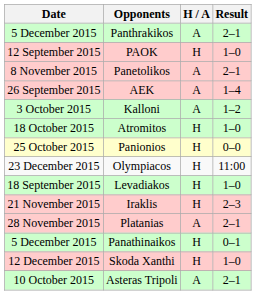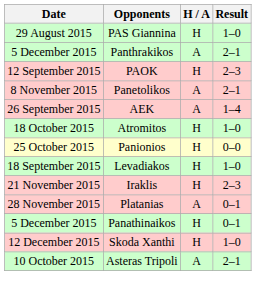+ row: (142, 33)
(232, 52) 1–0 -> (232, 71) 2–3
- row: (142, 109)
- row: (142, 166)
(232, 223) 2–1 -> (232, 204) 0–1
